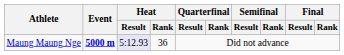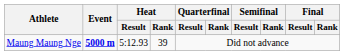(134, 43) lavender background -> (134, 43) no background
(163, 43) 36 -> (163, 43) 39
